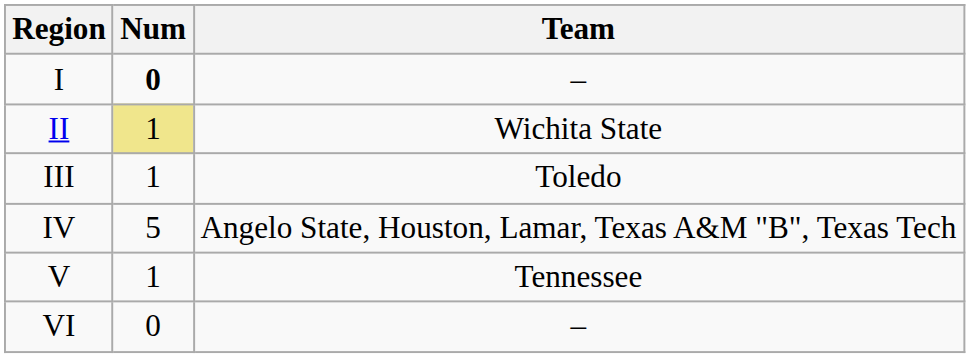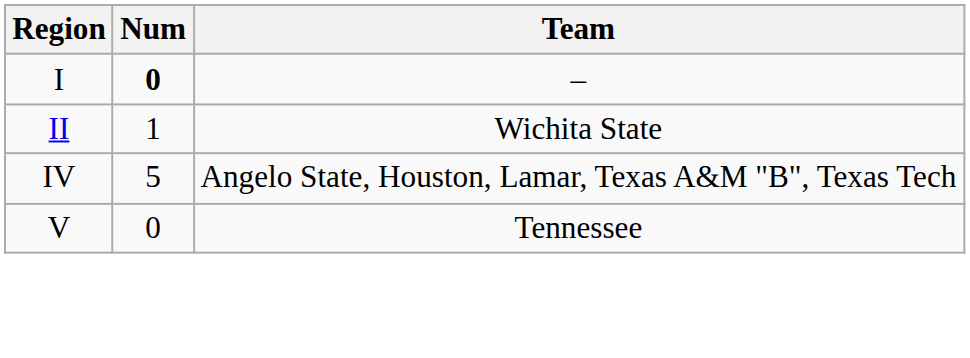(153, 128) khaki background -> (153, 128) no background
- row: (59, 177)
(153, 276) 1 -> (153, 227) 0
- row: (59, 326)
